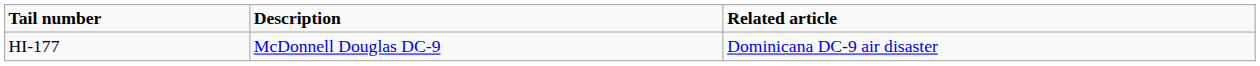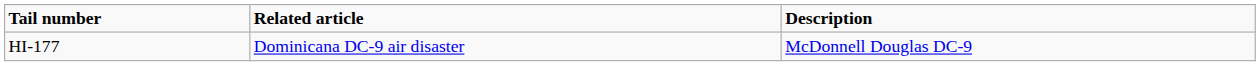columns swapped: (297, 18) <-> (782, 18)
